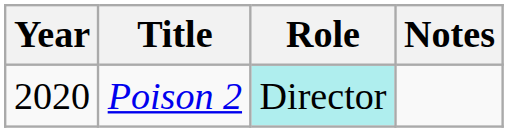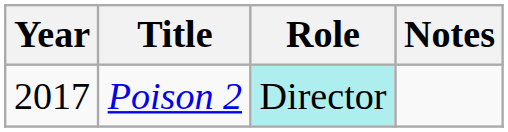(52, 95) 2020 -> (52, 95) 2017
